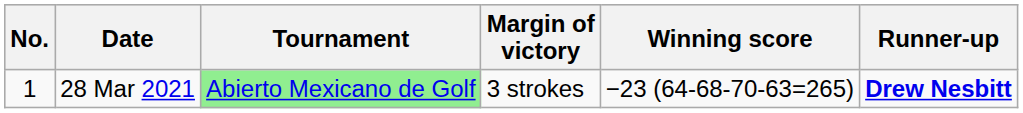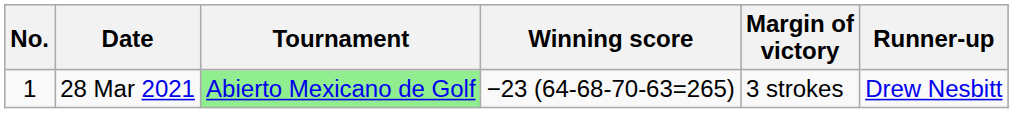columns swapped: (730, 37) <-> (541, 37)
(939, 89) bold -> (934, 89) normal
